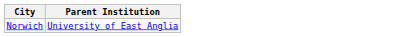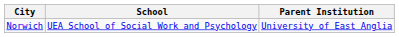+ column: (152, 11)
